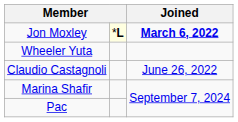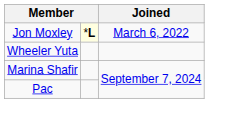(180, 32) bold -> (151, 32) normal
- row: (57, 70)
